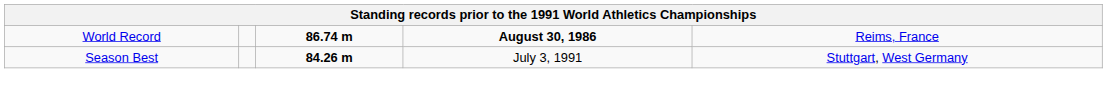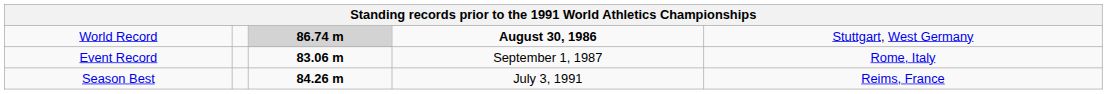(329, 35) no background -> (320, 35) lightgrey background
(897, 35) Reims, France -> (903, 35) Stuttgart, West Germany
+ row: (118, 57)
(897, 57) Stuttgart, West Germany -> (903, 78) Reims, France
